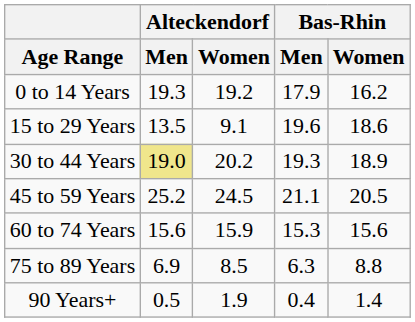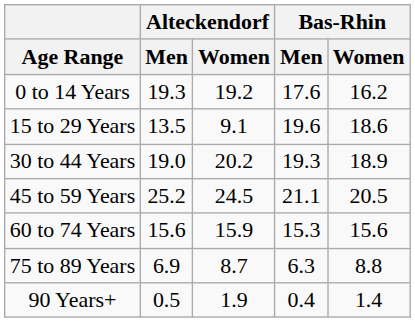(301, 91) 17.9 -> (301, 91) 17.6
(167, 160) khaki background -> (167, 160) no background
(234, 265) 8.5 -> (234, 265) 8.7
